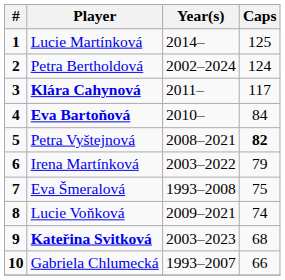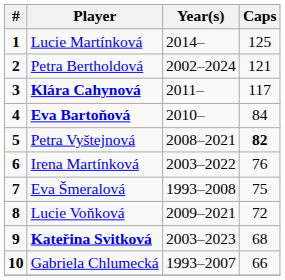(260, 66) 124 -> (260, 66) 121
(260, 164) 79 -> (260, 164) 76
(260, 213) 74 -> (260, 213) 72
